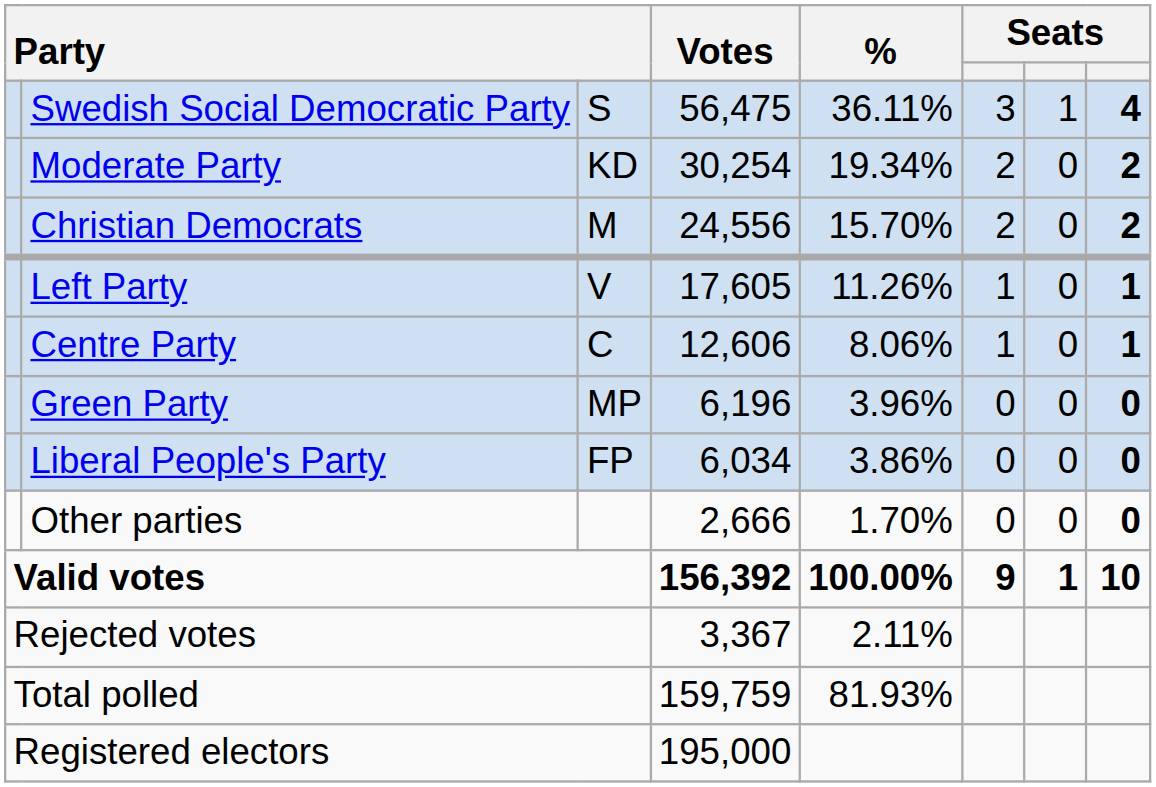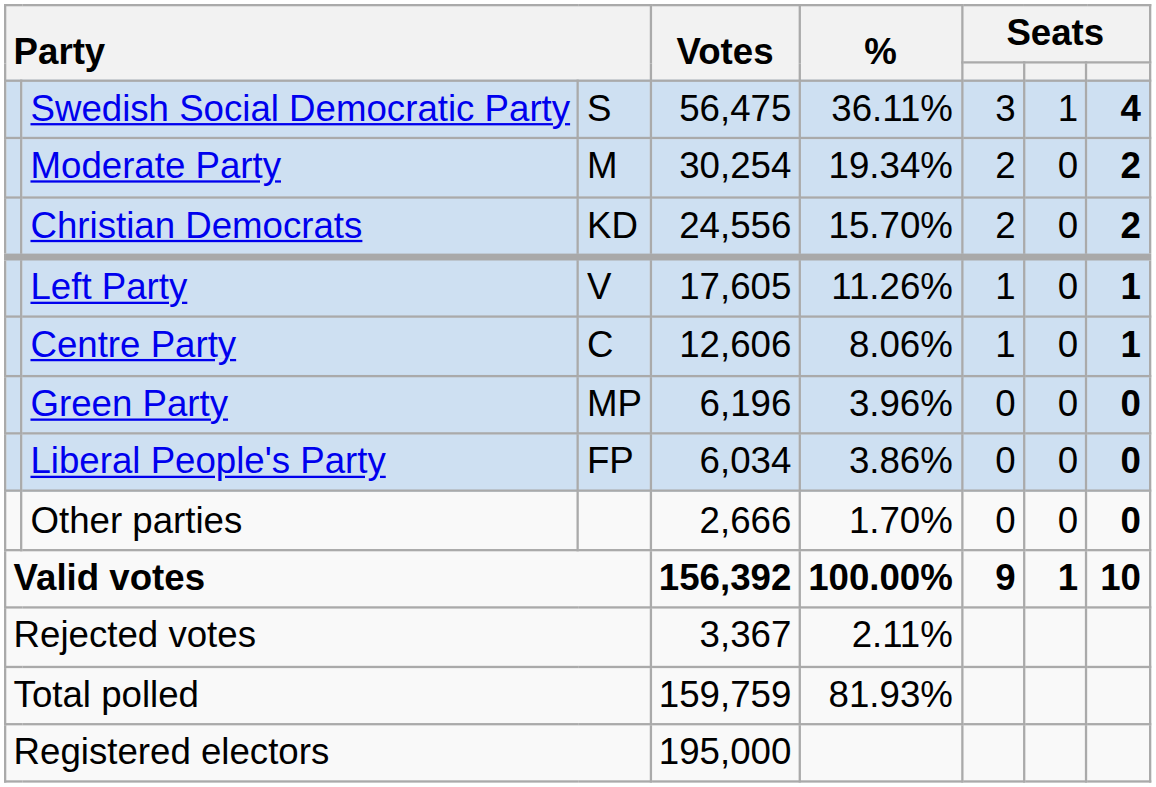(612, 166) KD -> (602, 166) M
(602, 224) M -> (612, 224) KD
